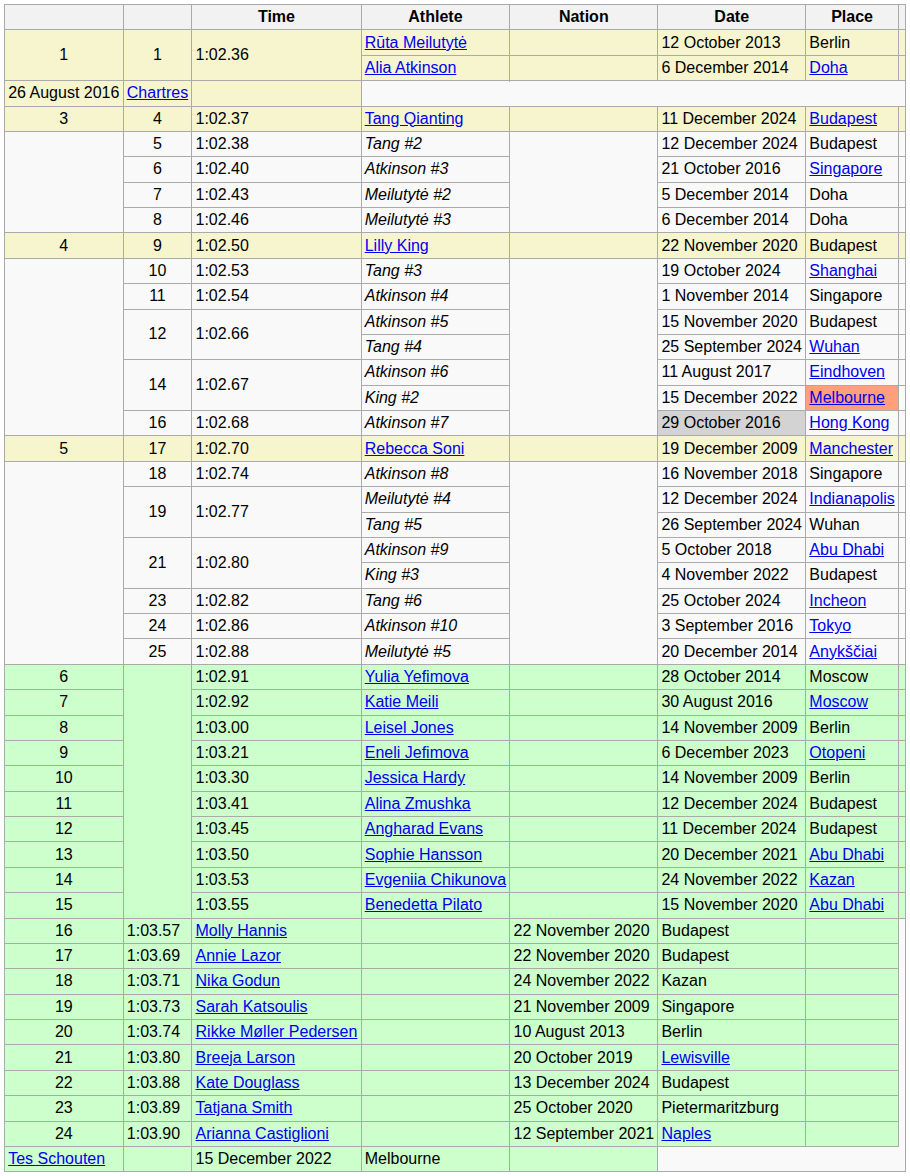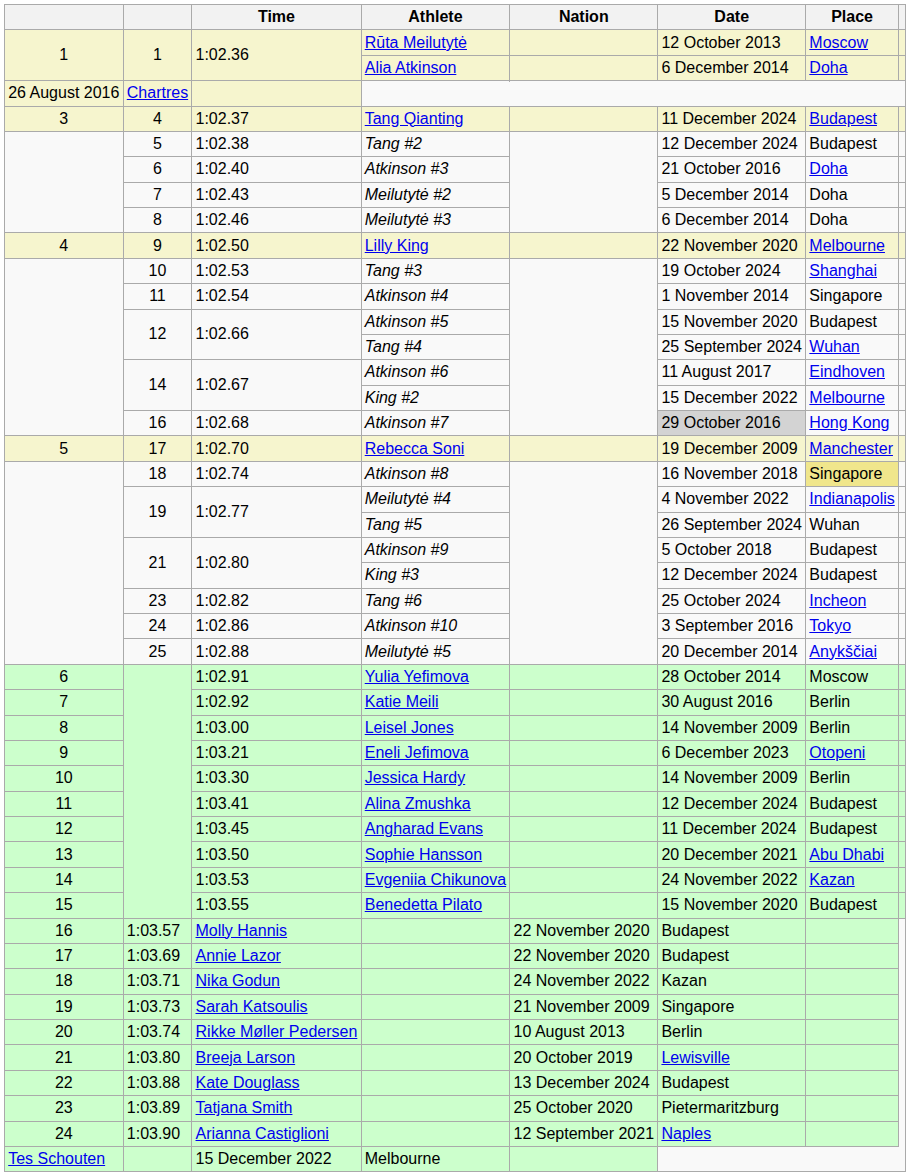(830, 42) Berlin -> (839, 42) Moscow
(846, 169) Singapore -> (828, 169) Doha
(843, 245) Budapest -> (847, 245) Melbourne
(847, 397) lightsalmon background -> (847, 397) no background
(846, 473) no background -> (846, 473) khaki background
(729, 499) 12 December 2024 -> (725, 499) 4 November 2022
(847, 550) Abu Dhabi -> (843, 550) Budapest
(725, 575) 4 November 2022 -> (729, 575) 12 December 2024
(839, 702) Moscow -> (830, 702) Berlin
(847, 905) Abu Dhabi -> (843, 905) Budapest
